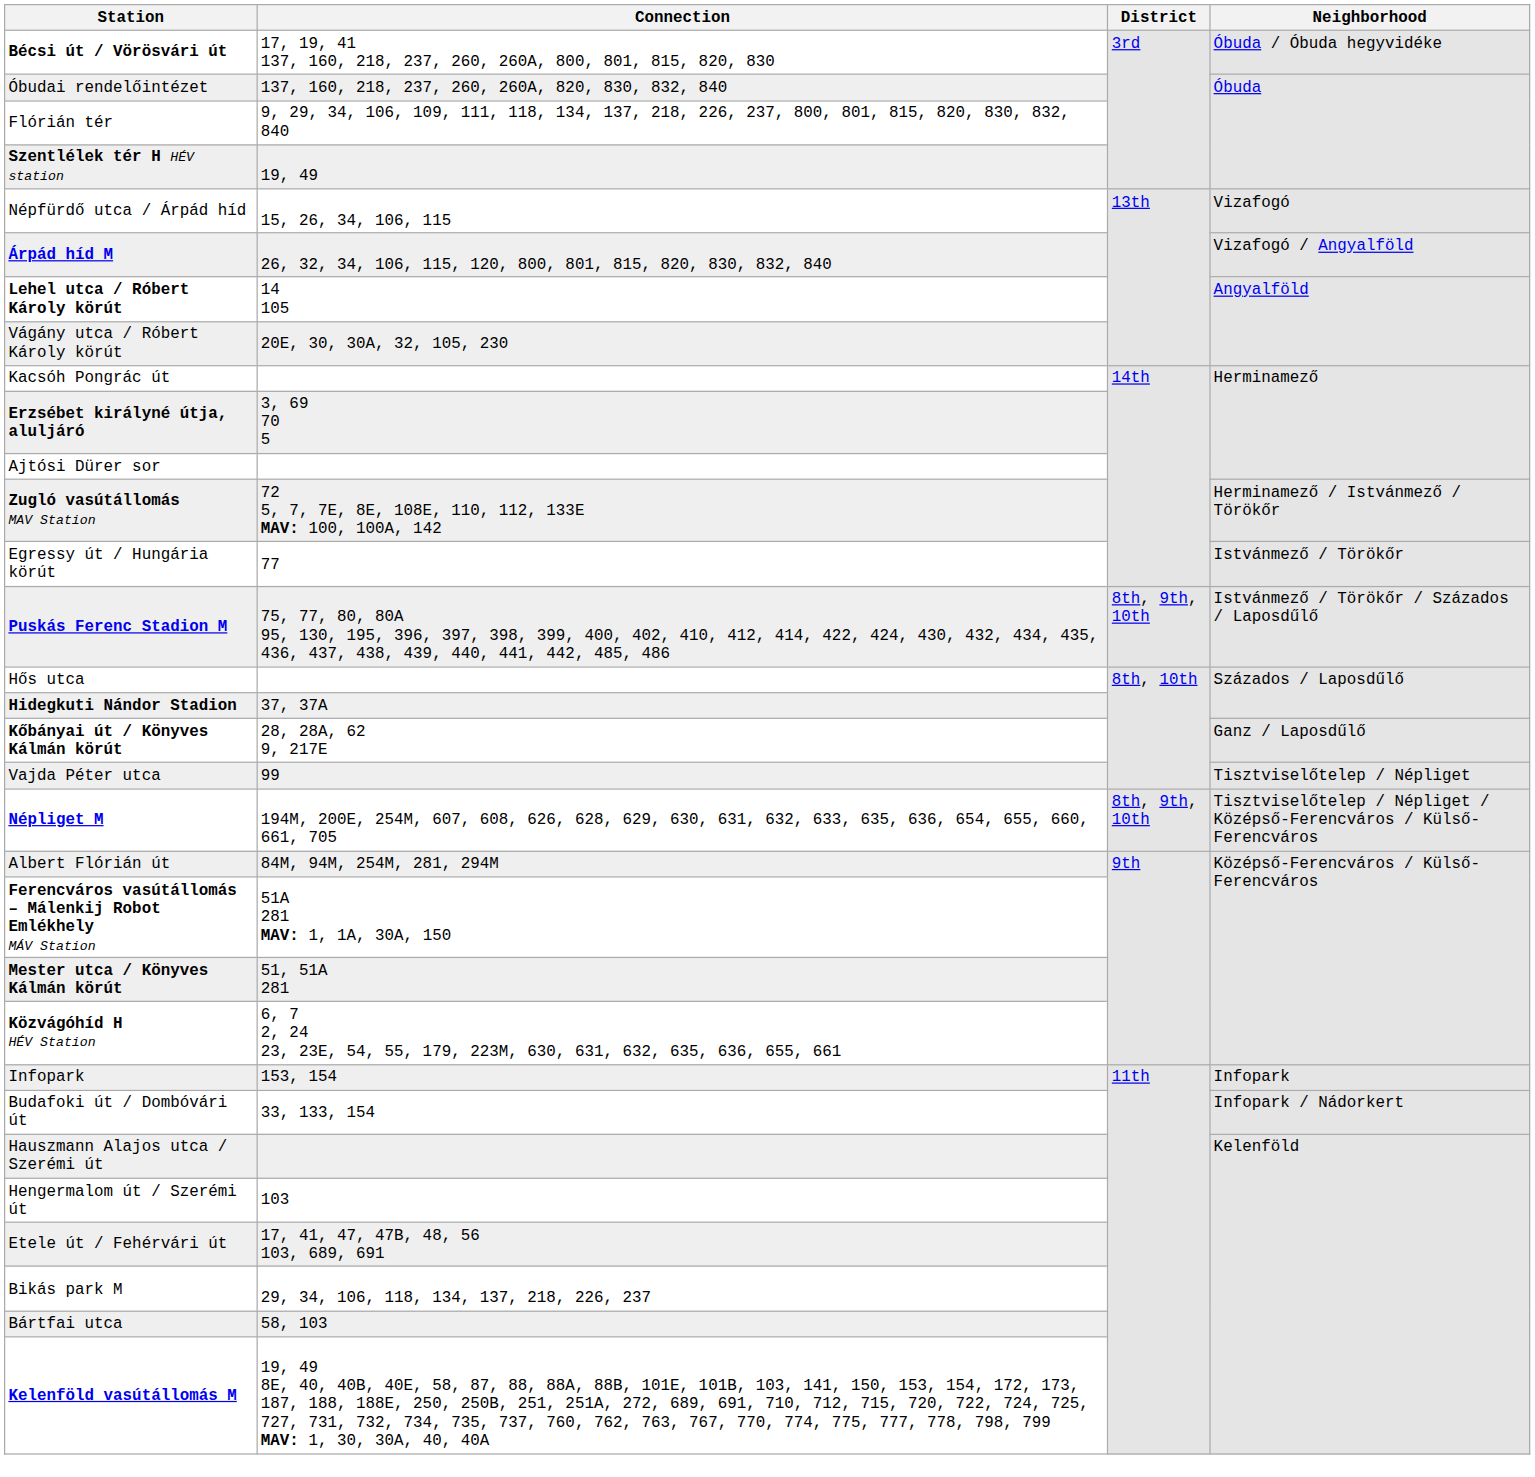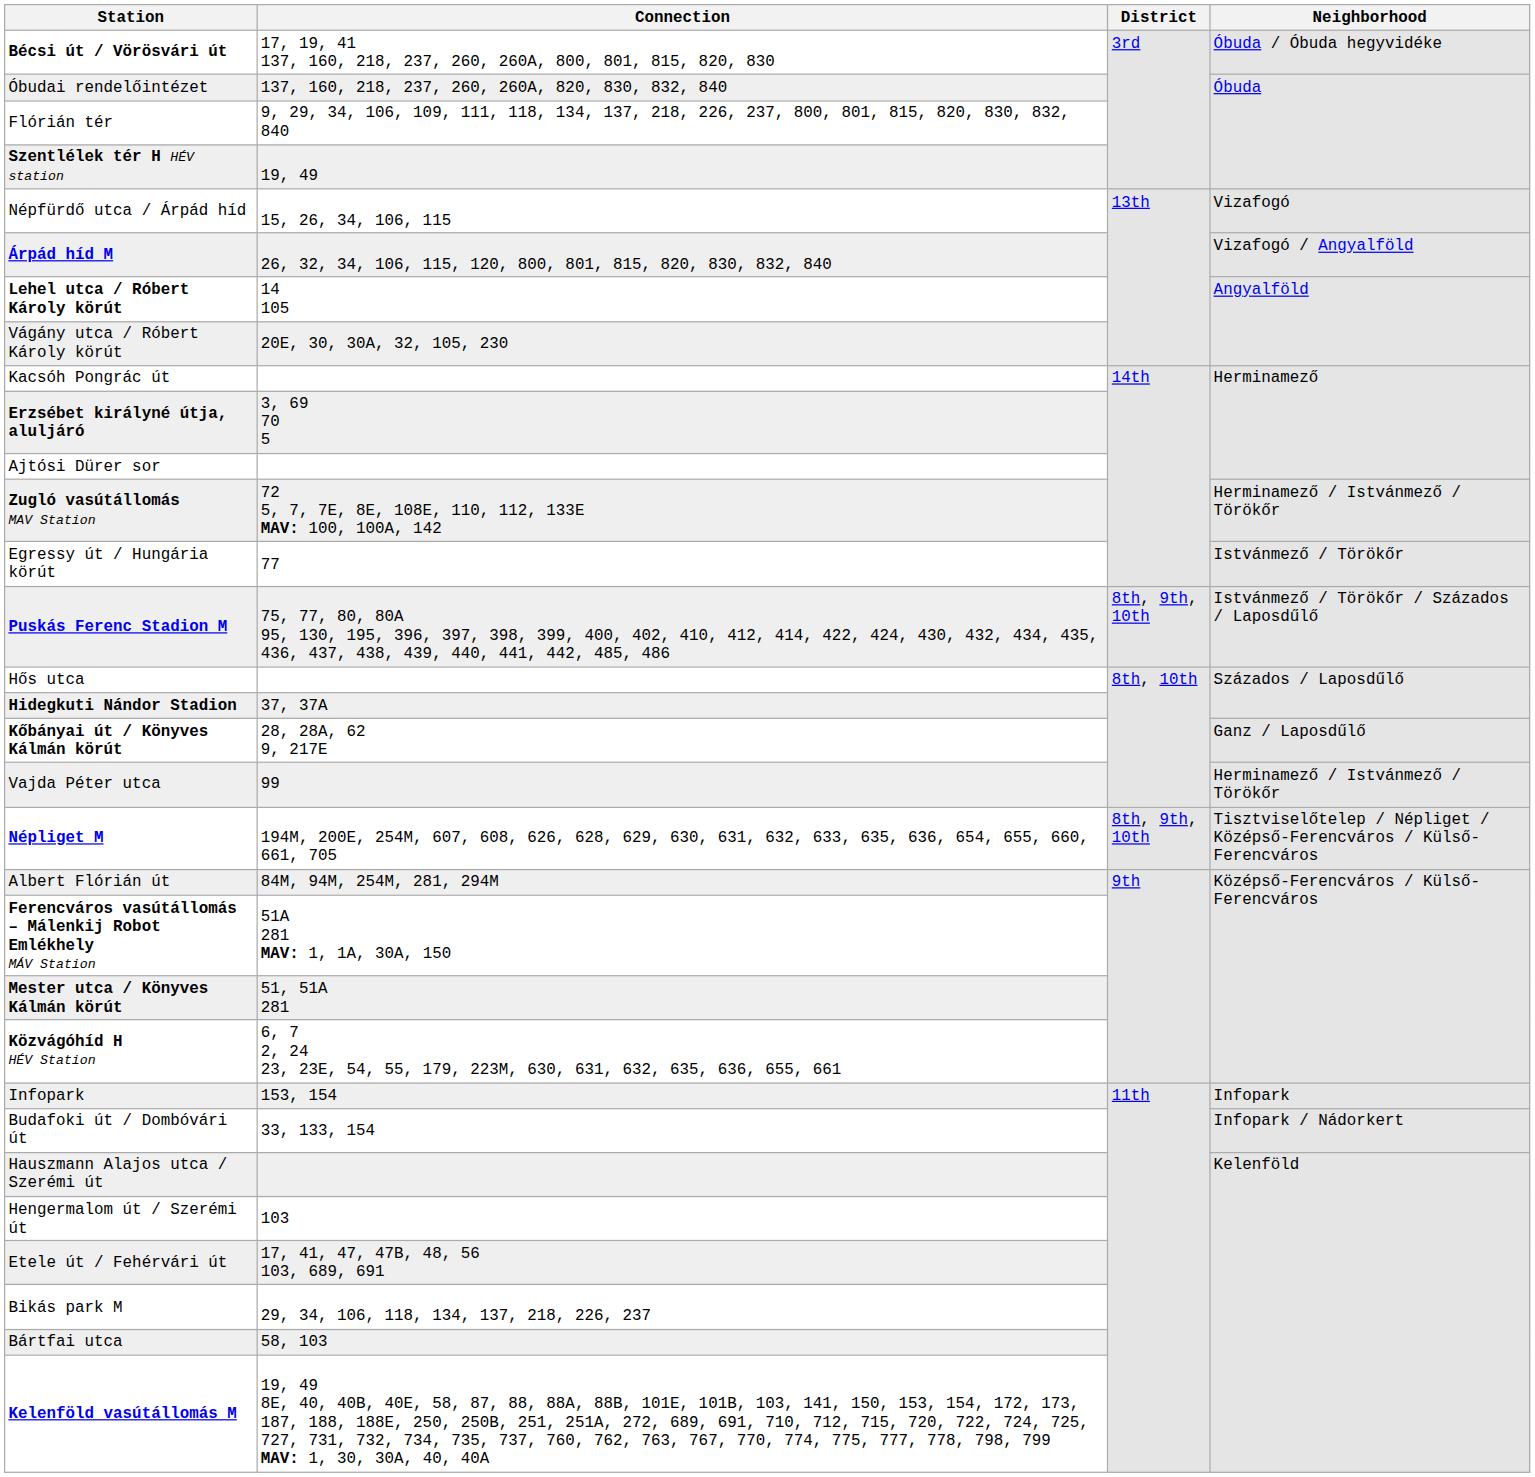(1342, 776) Tisztviselőtelep / Népliget -> (1337, 785) Herminamező / Istvánmező / Törökőr
